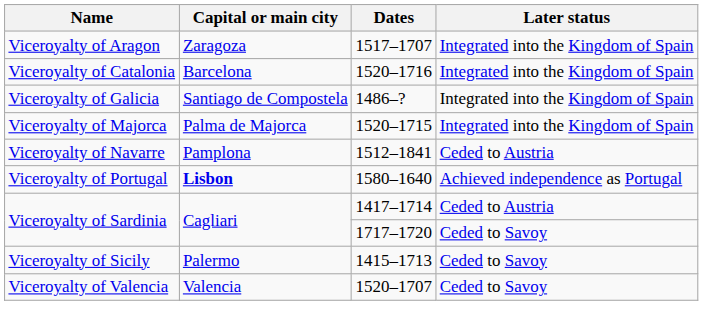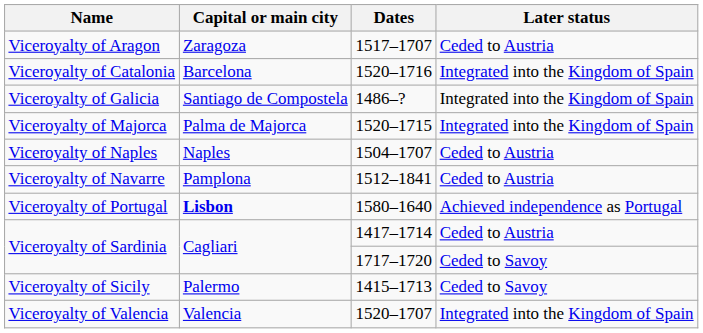(567, 44) Integrated into the Kingdom of Spain -> (497, 44) Ceded to Austria
+ row: (83, 152)
(493, 286) Ceded to Savoy -> (567, 313) Integrated into the Kingdom of Spain
